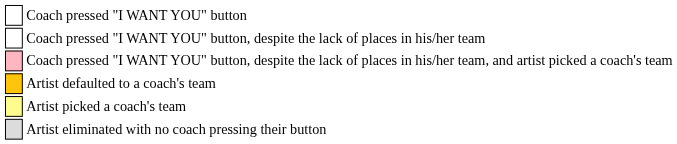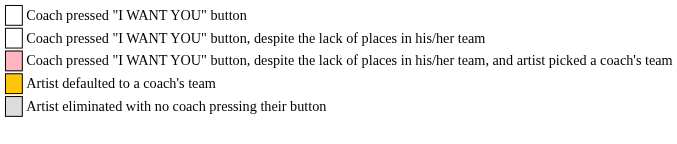- row: (106, 106)
